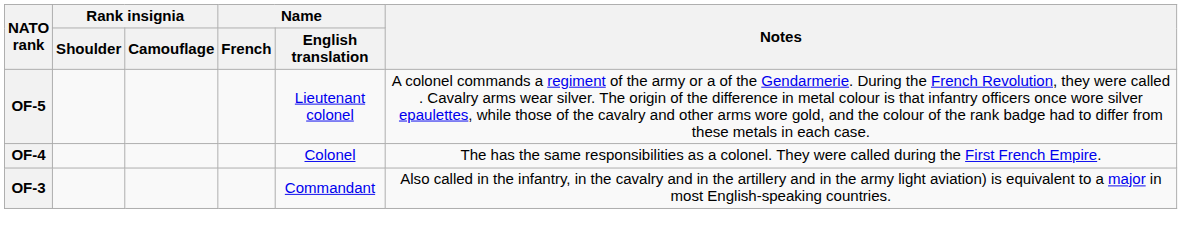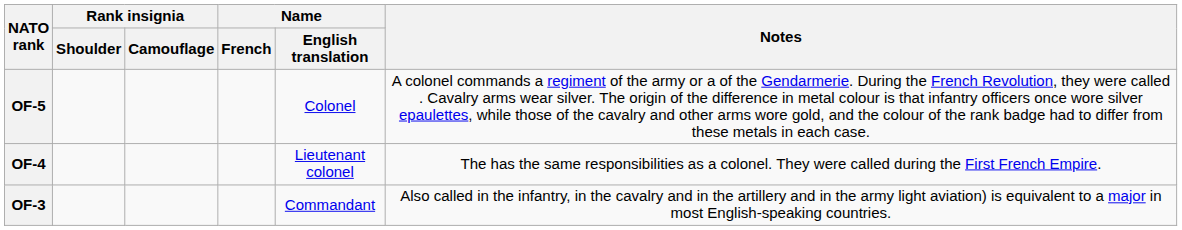(330, 106) Lieutenant colonel -> (330, 106) Colonel
(330, 155) Colonel -> (330, 164) Lieutenant colonel
